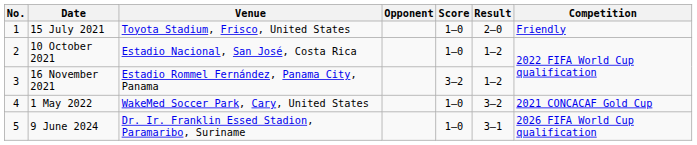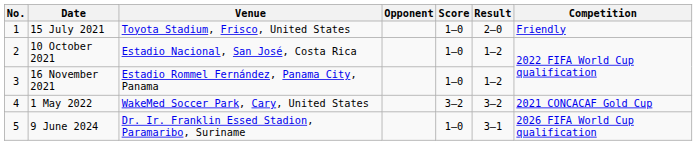(454, 81) 3–2 -> (454, 81) 1–0
(454, 103) 1–0 -> (454, 103) 3–2
